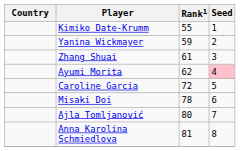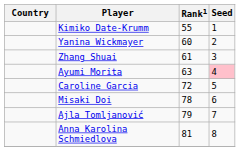(187, 43) 59 -> (187, 43) 60
(187, 71) 62 -> (187, 71) 63
(187, 115) 80 -> (187, 115) 79
